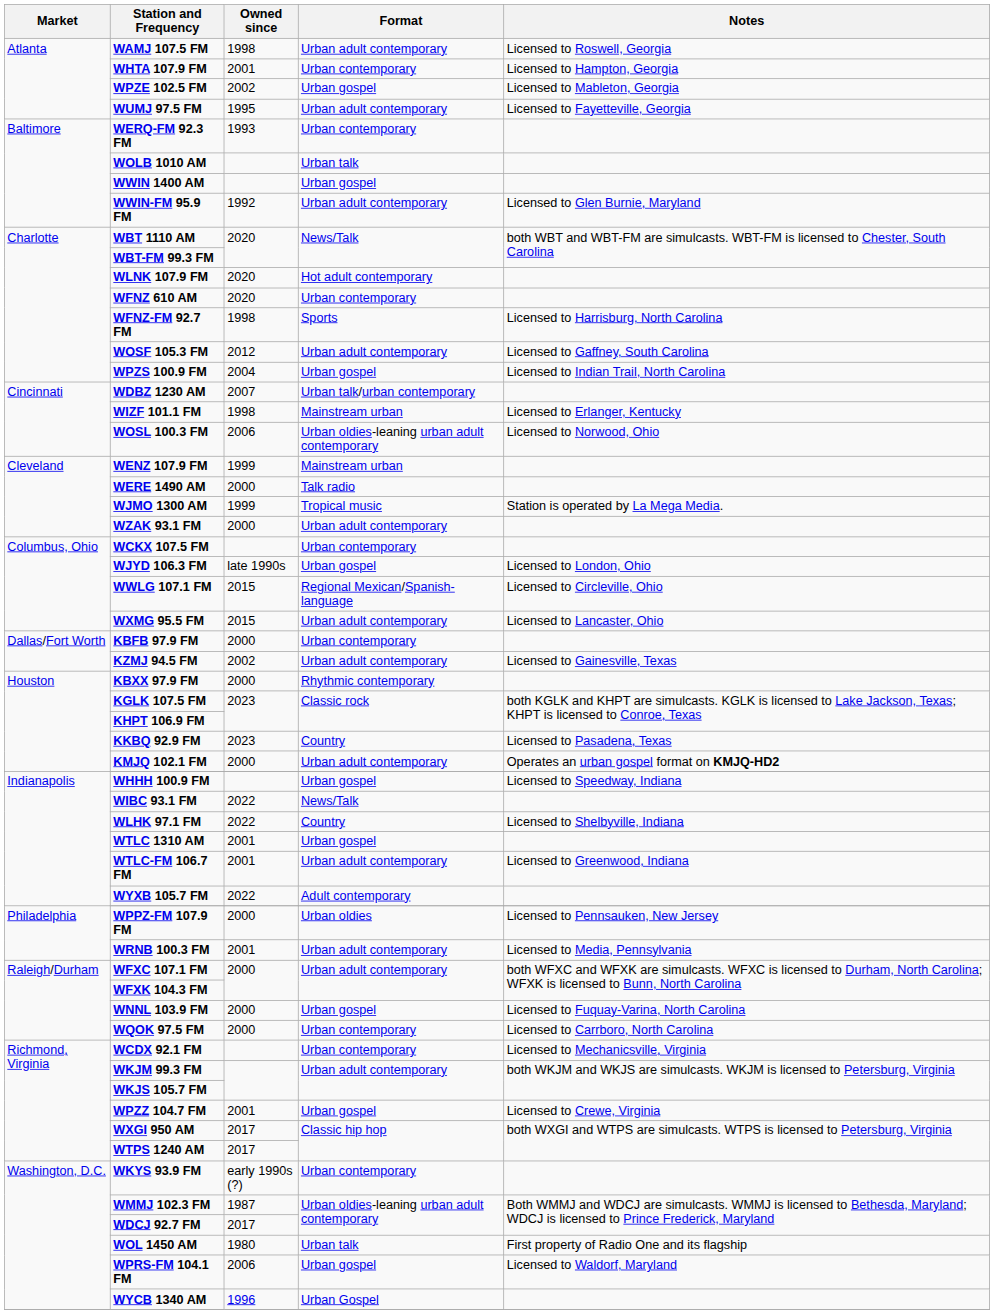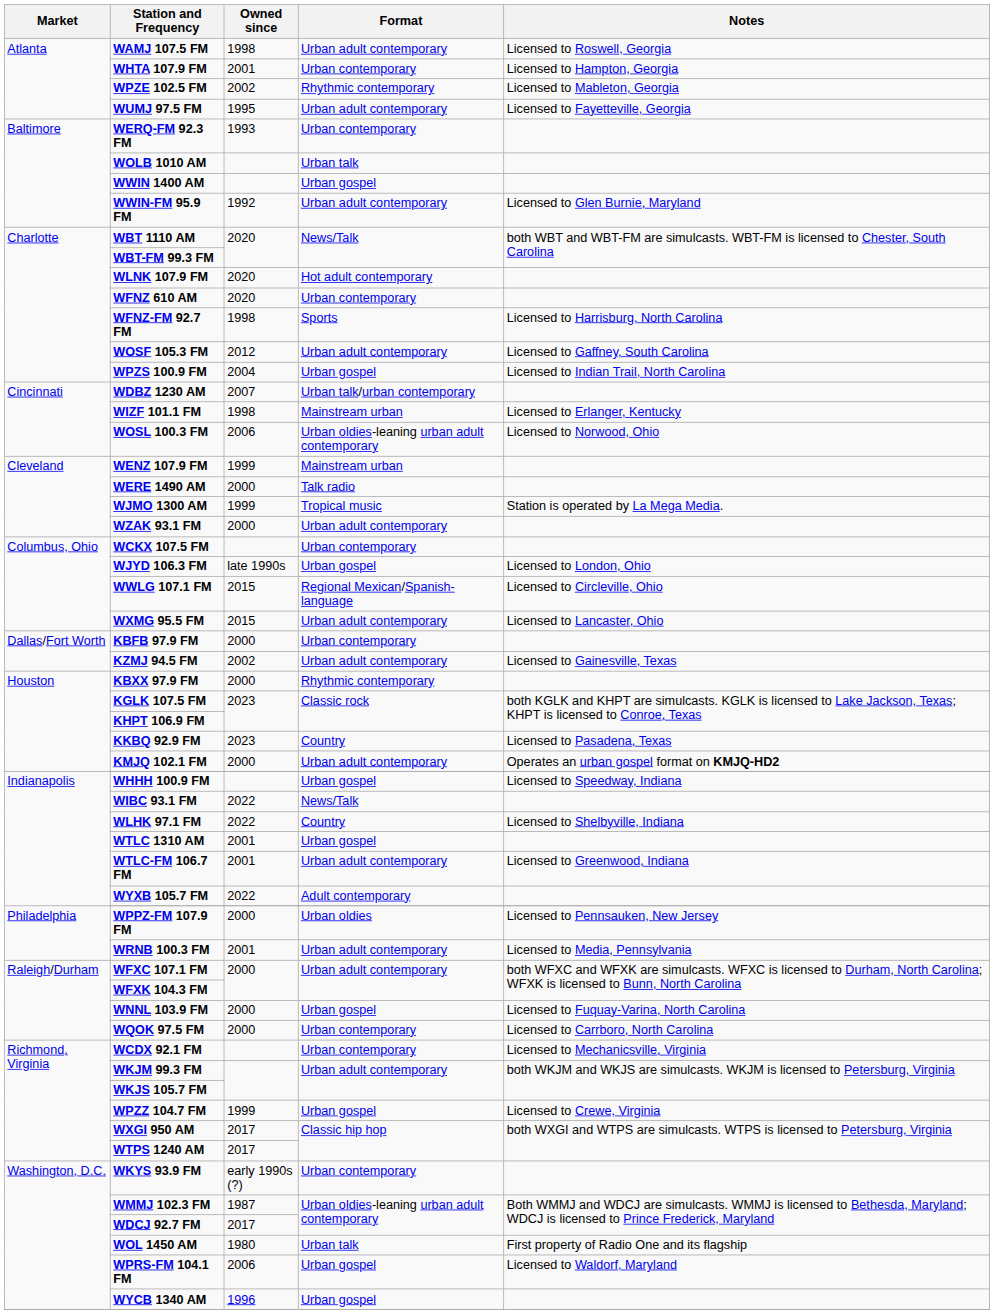(339, 88) Urban gospel -> (368, 88) Rhythmic contemporary
(241, 1110) 2001 -> (241, 1110) 1999
(340, 1299) Urban Gospel -> (339, 1299) Urban gospel
